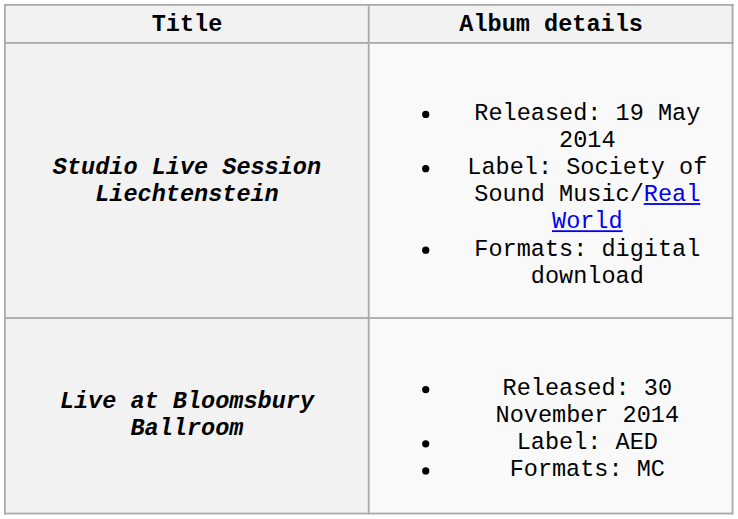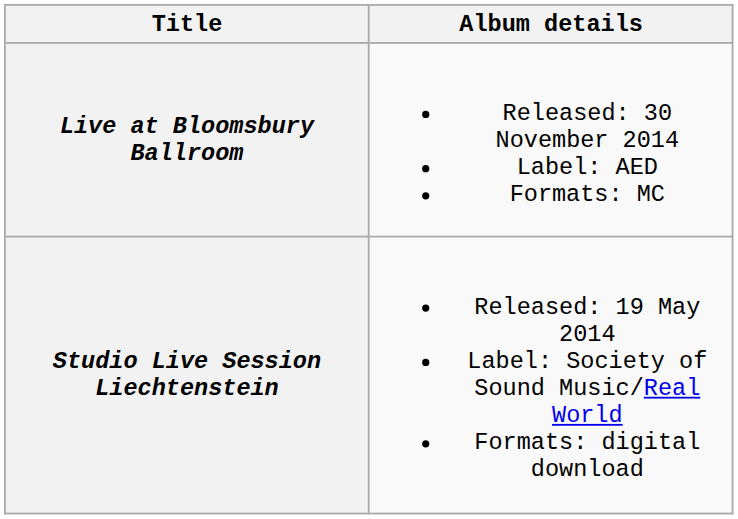rows swapped: (187, 181) <-> (187, 416)
